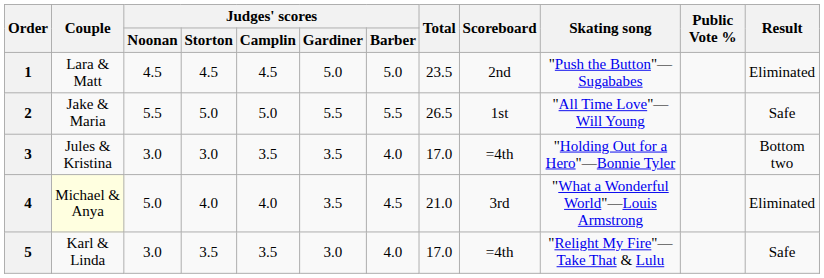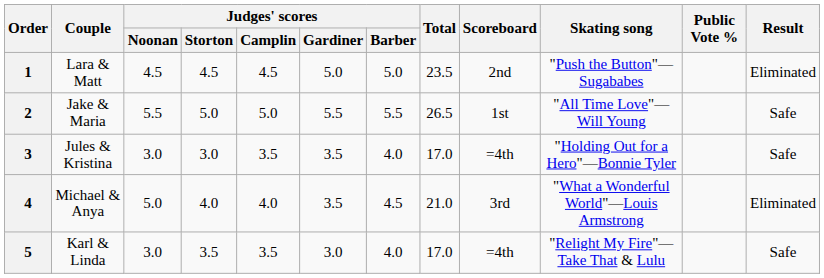(782, 154) Bottom two -> (783, 154) Safe
(88, 203) lightyellow background -> (88, 203) no background
